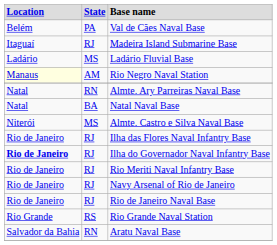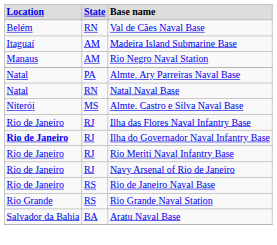(90, 28) PA -> (91, 28) RN
(89, 43) RJ -> (92, 43) AM
- row: (152, 59)
(22, 75) lightyellow background -> (22, 59) no background
(91, 91) RN -> (90, 75) PA
(91, 106) BA -> (91, 91) RN
(89, 201) RJ -> (90, 185) RS
(91, 232) RN -> (91, 216) BA
